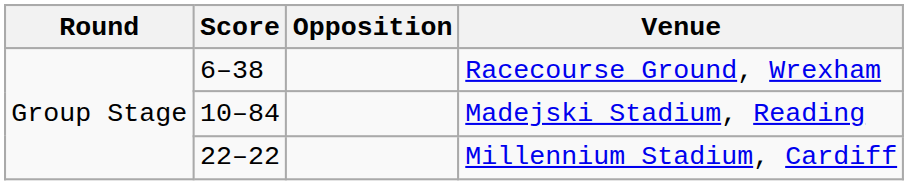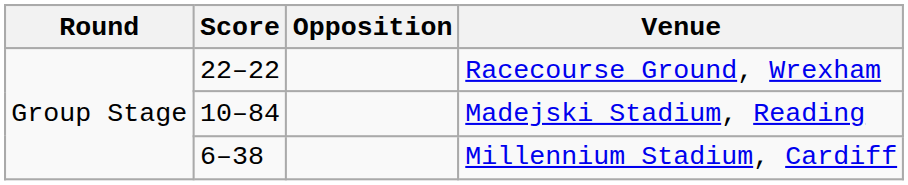(232, 70) 6–38 -> (240, 70) 22–22
(240, 157) 22–22 -> (232, 157) 6–38
